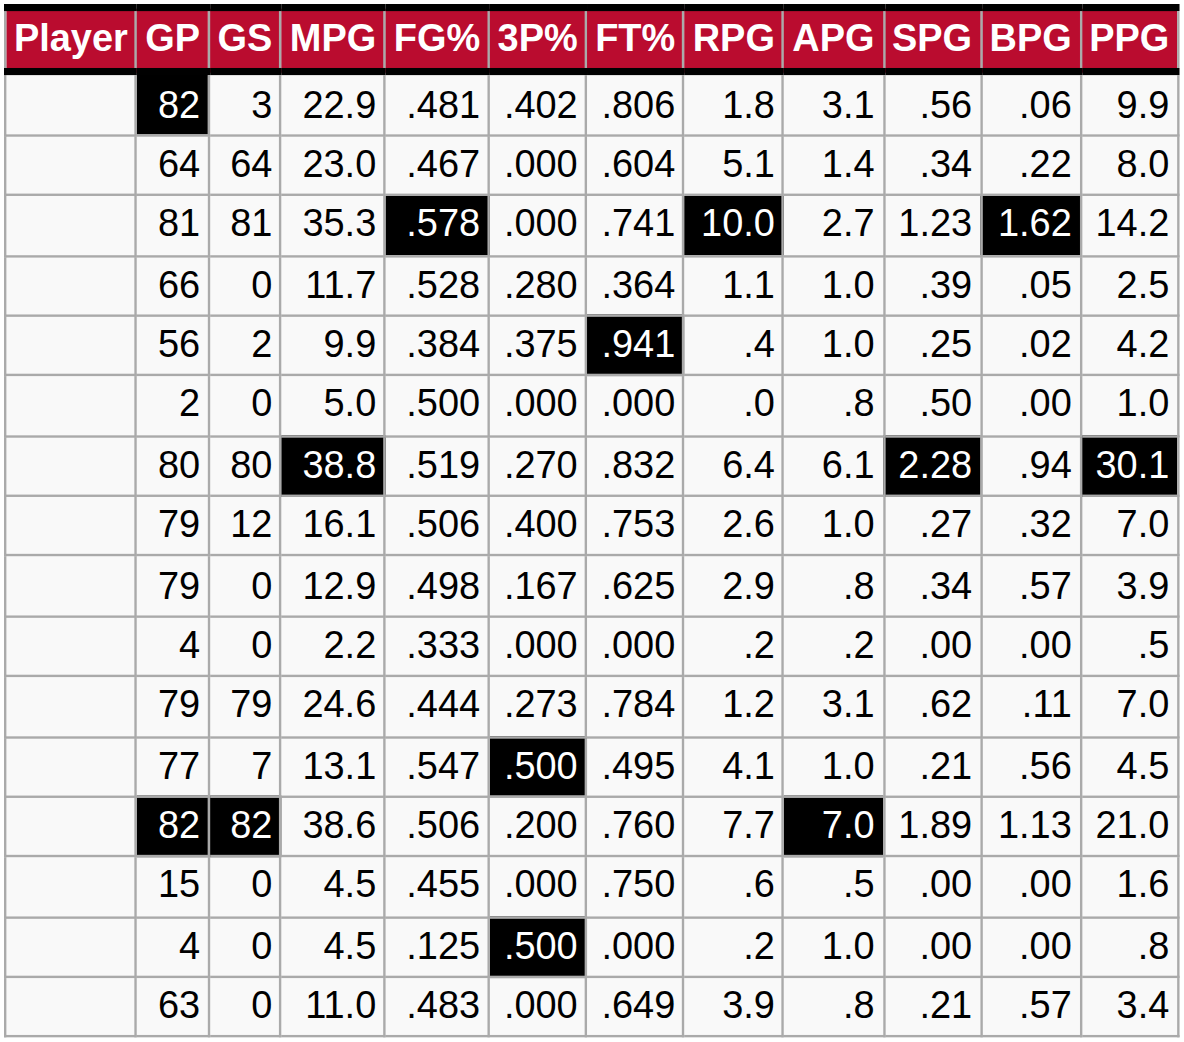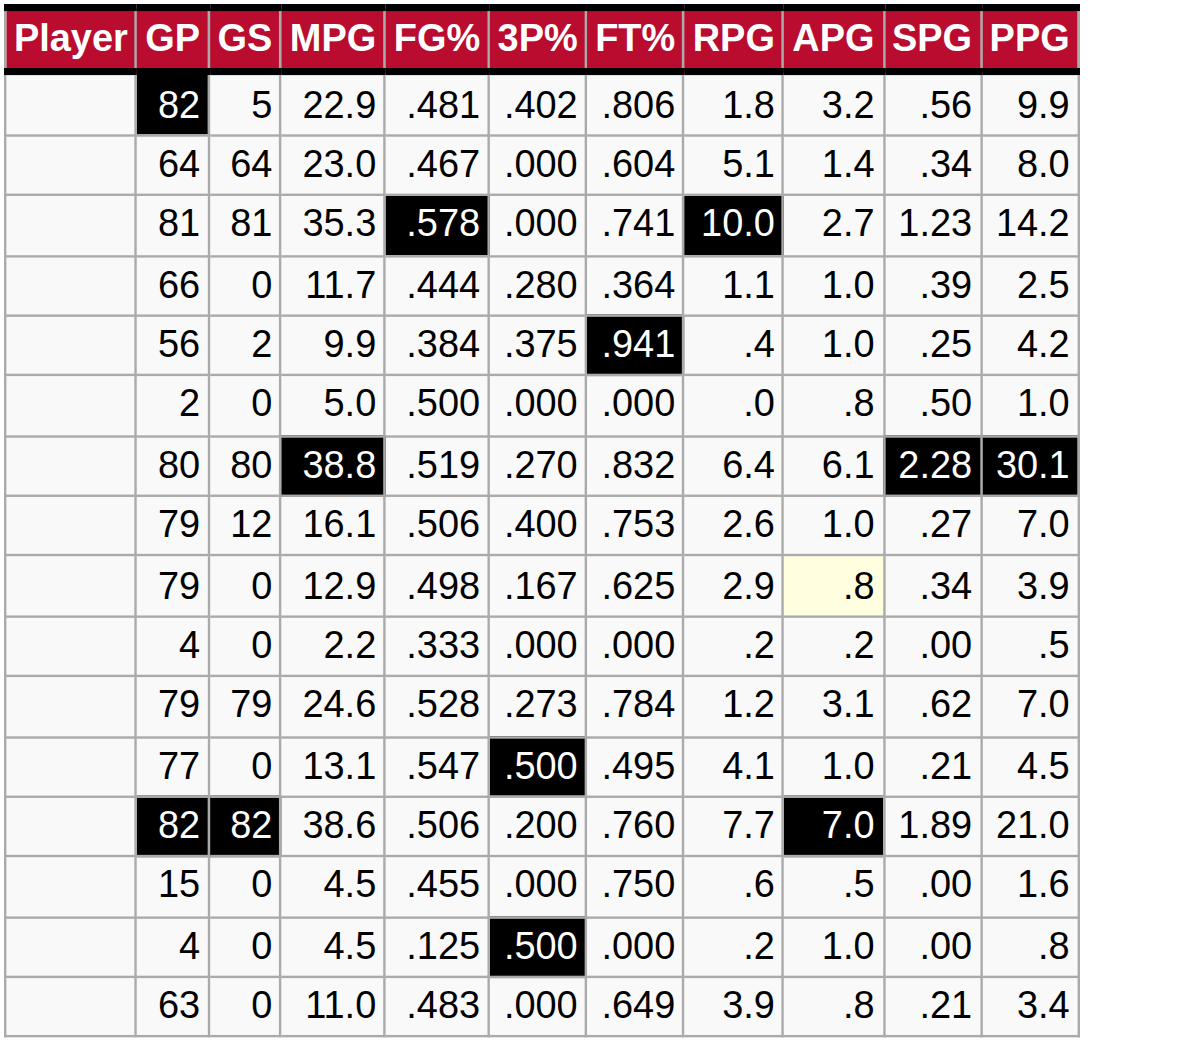- column: (1031, 39)
(262, 104) 3 -> (262, 104) 5
(848, 104) 3.1 -> (848, 104) 3.2
(443, 284) .528 -> (443, 284) .444
(859, 585) no background -> (859, 585) lightyellow background
(443, 705) .444 -> (443, 705) .528
(262, 765) 7 -> (262, 765) 0
